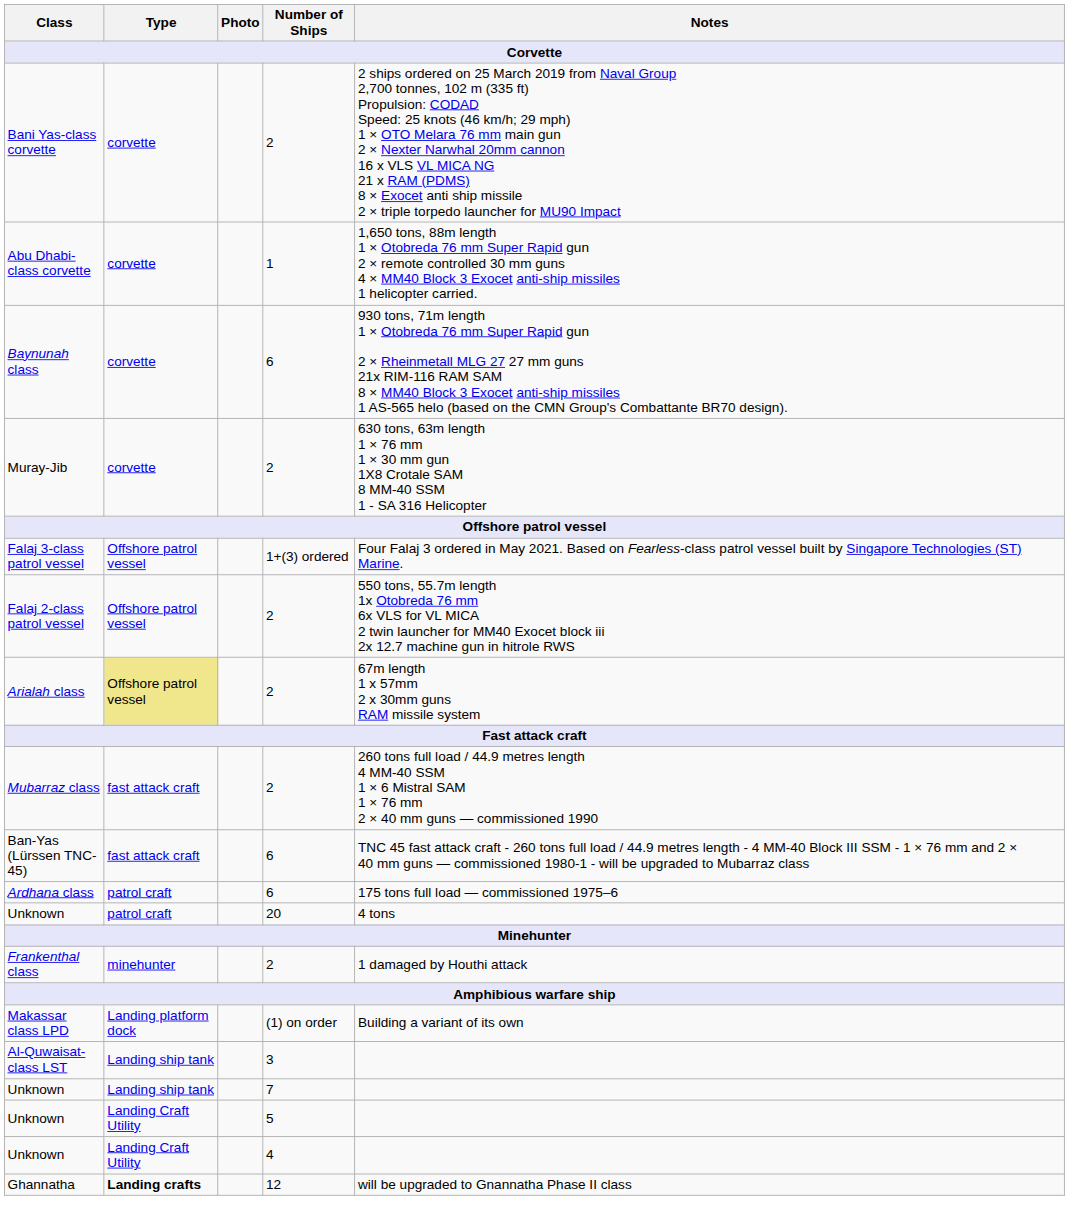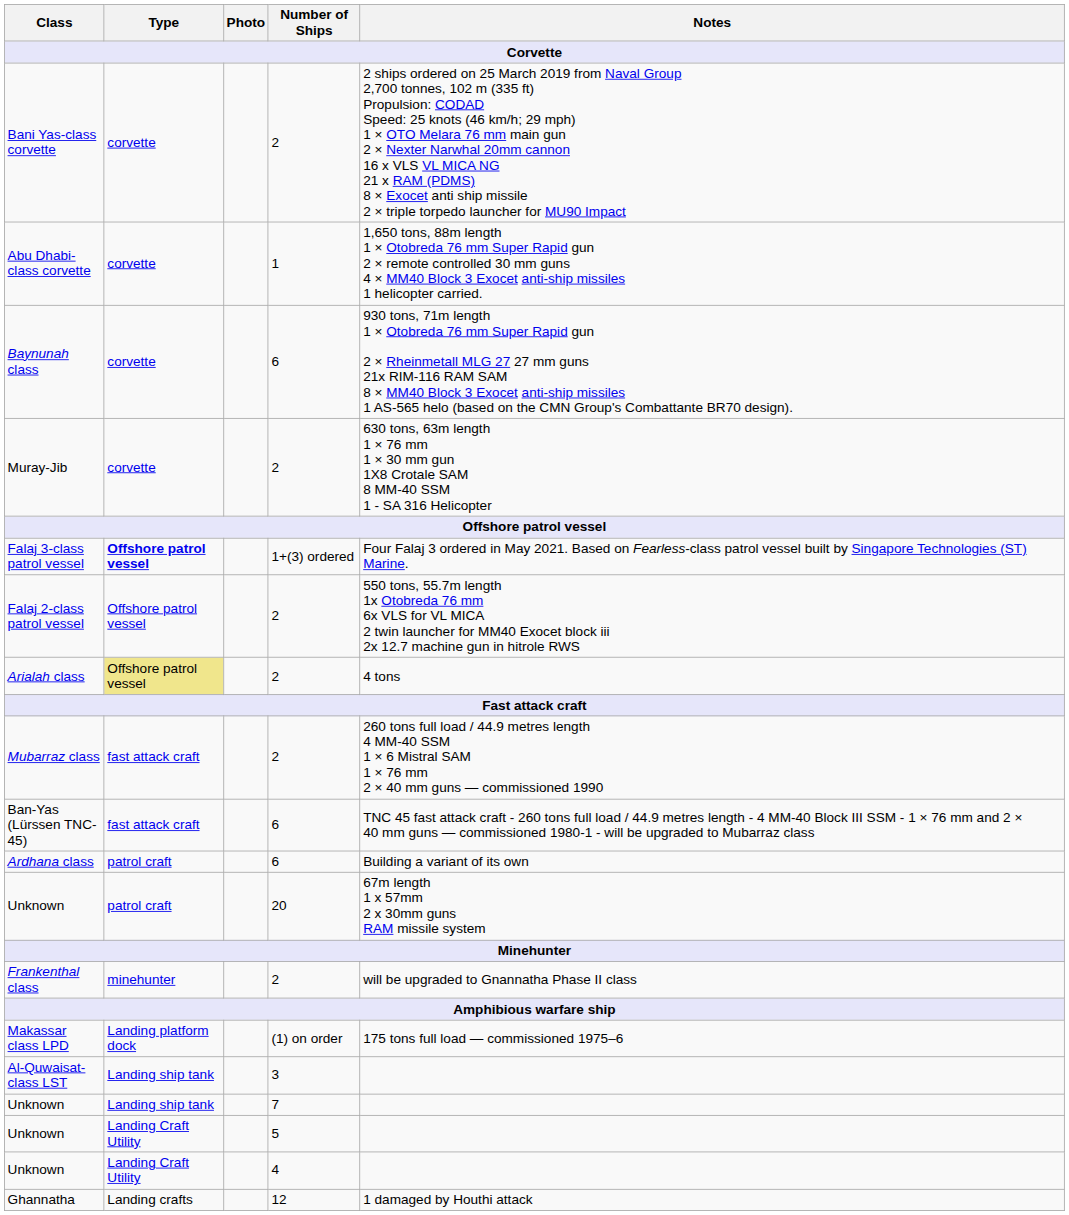(152, 556) normal -> (156, 556) bold
(419, 691) 67m length 1 x 57mm 2 x 30mm guns RAM missile system -> (382, 676) 4 tons
(488, 892) 175 tons full load — commissioned 1975–6 -> (446, 861) Building a variant of its own
(377, 913) 4 tons -> (424, 906) 67m length 1 x 57mm 2 x 30mm guns RAM missile system
(443, 964) 1 damaged by Houthi attack -> (500, 980) will be upgraded to Gnannatha Phase II class
(441, 1023) Building a variant of its own -> (493, 1038) 175 tons full load — commissioned 1975–6
(154, 1184) bold -> (150, 1199) normal
(495, 1184) will be upgraded to Gnannatha Phase II class -> (448, 1199) 1 damaged by Houthi attack
